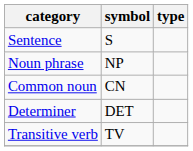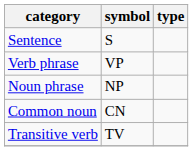+ row: (43, 63)
- row: (42, 110)
